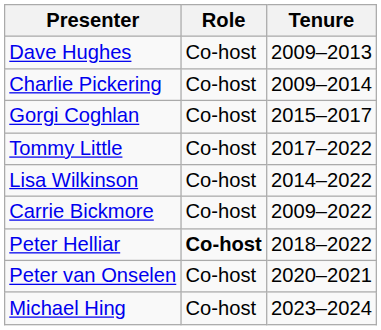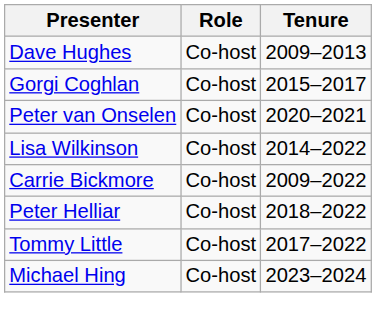- row: (85, 84)
rows swapped: (93, 276) <-> (66, 148)
(224, 244) bold -> (221, 212) normal
